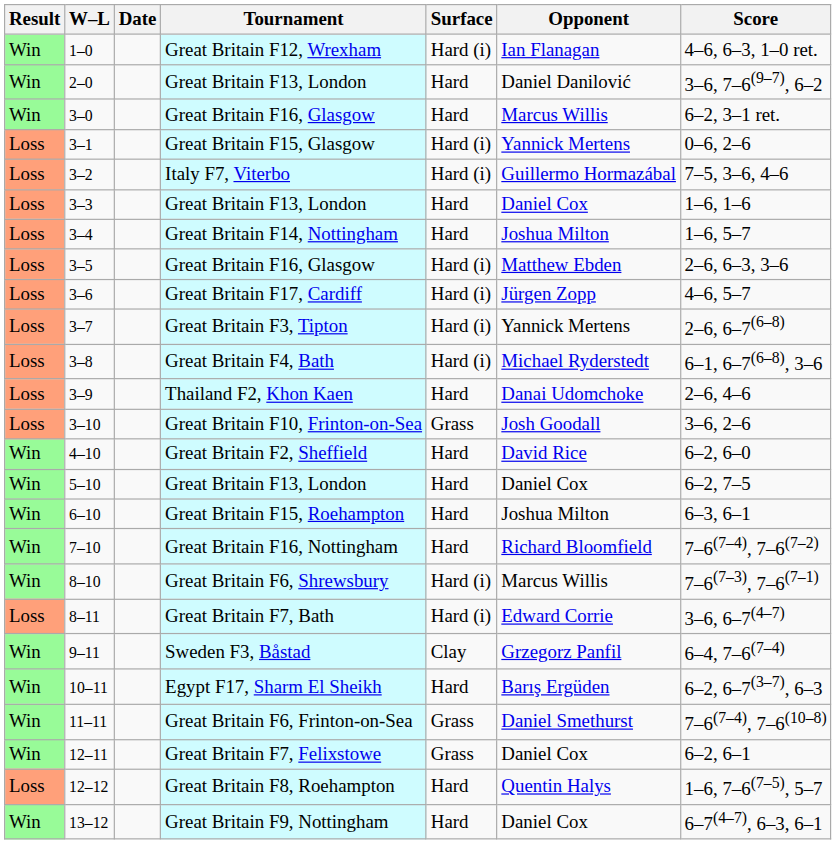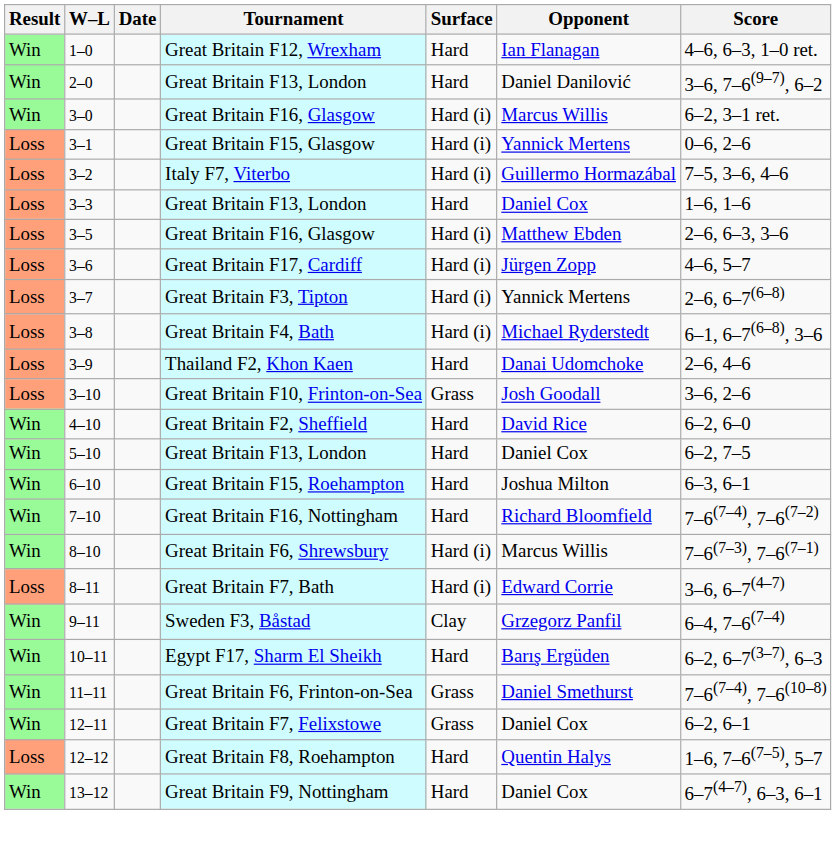(461, 49) Hard (i) -> (450, 49) Hard
(450, 114) Hard -> (461, 114) Hard (i)
- row: (81, 235)
